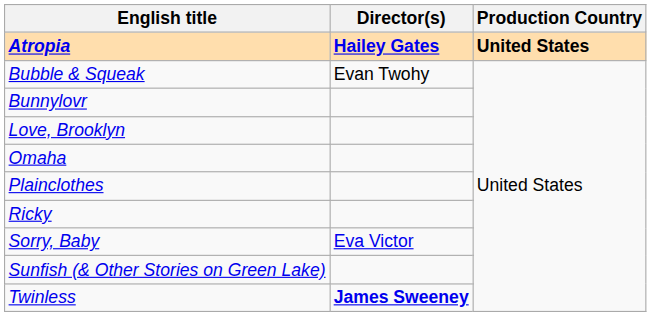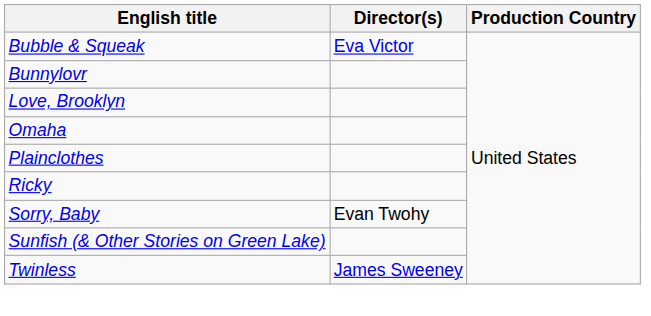- row: (39, 46)
(381, 74) Evan Twohy -> (374, 46) Eva Victor
(374, 241) Eva Victor -> (381, 213) Evan Twohy
(401, 297) bold -> (398, 269) normal
